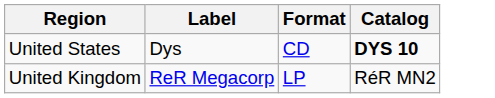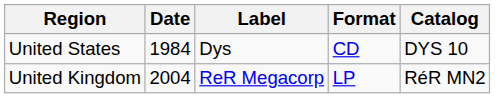+ column: (170, 19)
(386, 48) bold -> (436, 48) normal
